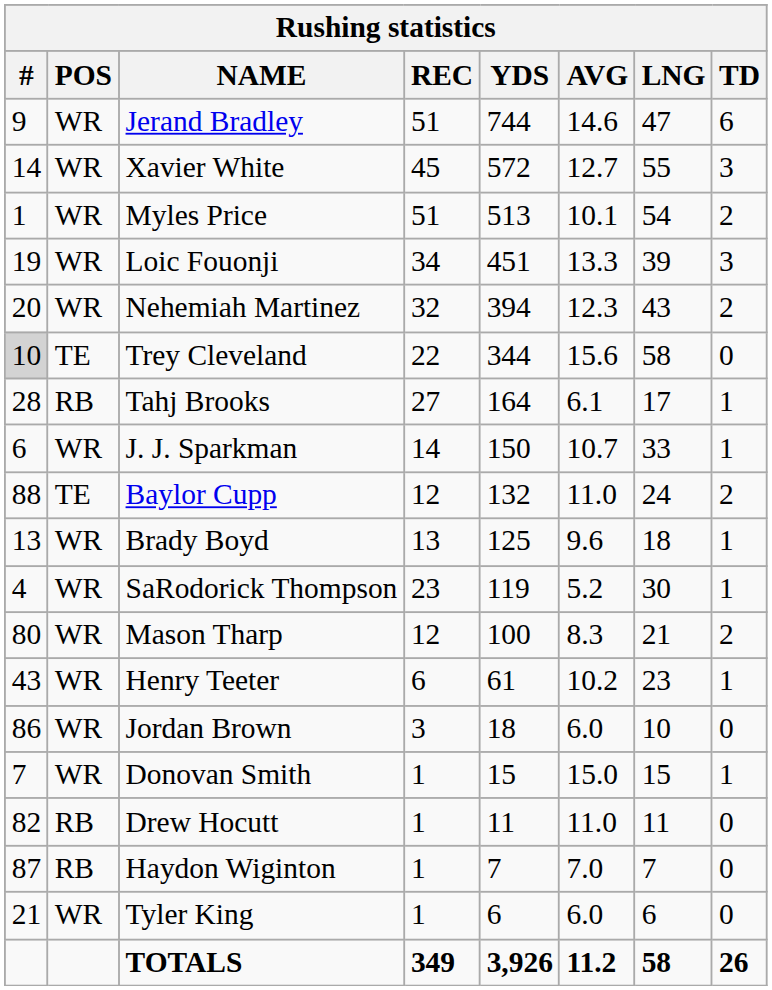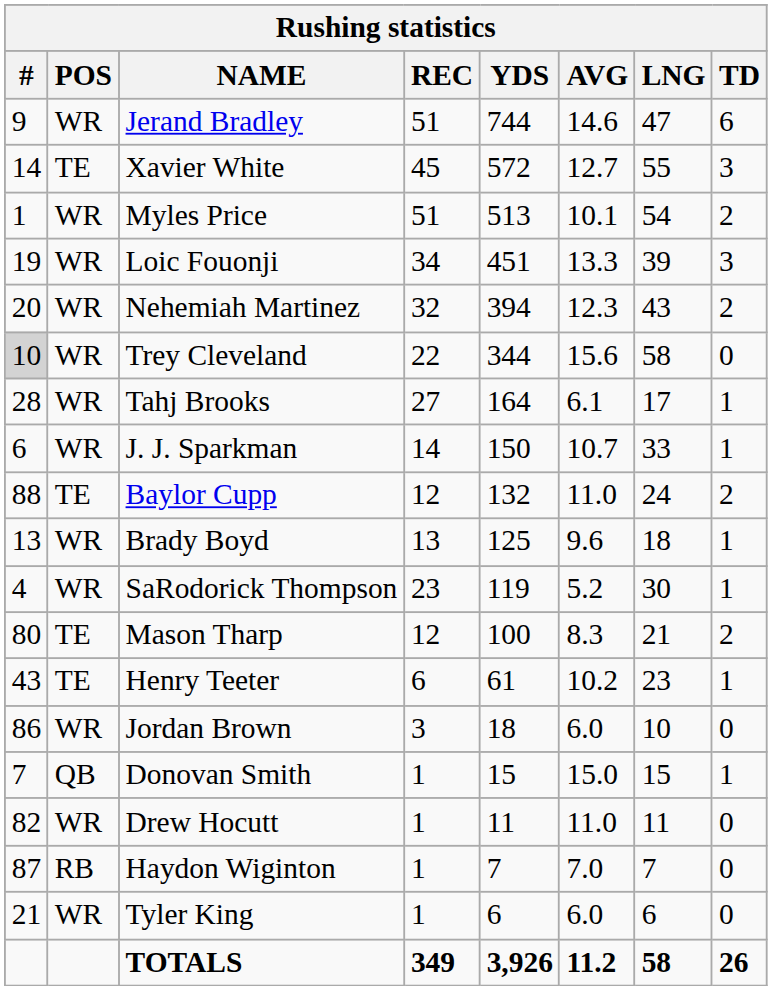(78, 167) WR -> (73, 167) TE
(73, 354) TE -> (78, 354) WR
(74, 401) RB -> (78, 401) WR
(78, 634) WR -> (73, 634) TE
(78, 681) WR -> (73, 681) TE
(78, 774) WR -> (75, 774) QB
(74, 821) RB -> (78, 821) WR
